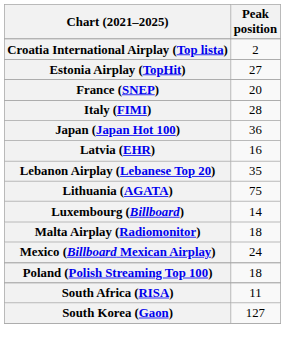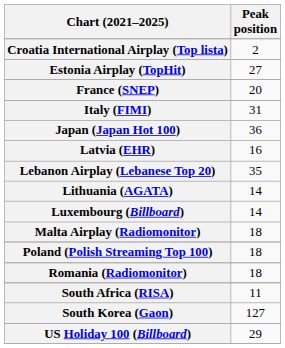(255, 110) 28 -> (255, 110) 31
(255, 191) 75 -> (255, 191) 14
- row: (118, 252)
+ row: (118, 272)
+ row: (118, 333)
